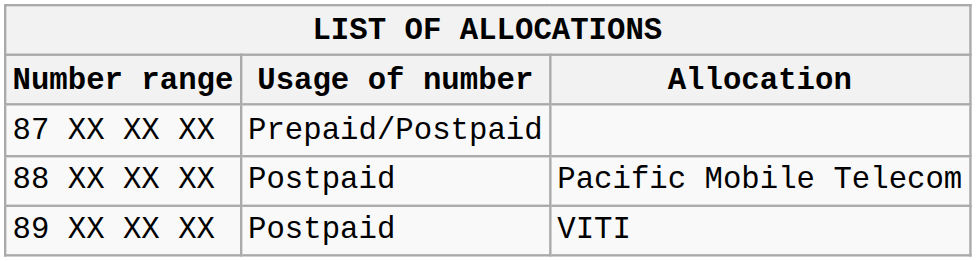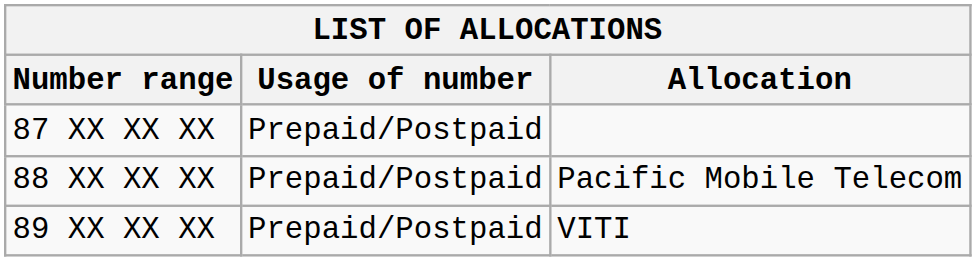(322, 180) Postpaid -> (395, 180) Prepaid/Postpaid
(322, 230) Postpaid -> (395, 230) Prepaid/Postpaid
